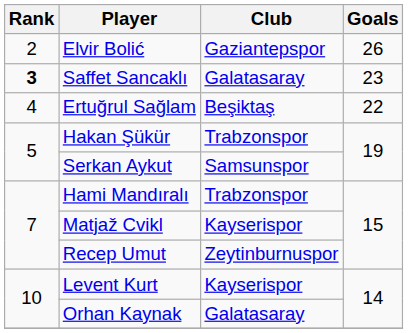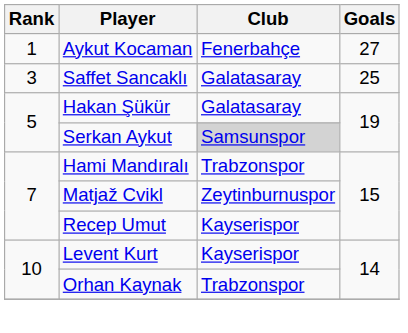+ row: (128, 48)
- row: (104, 48)
(32, 78) bold -> (32, 78) normal
(373, 78) 23 -> (369, 78) 25
- row: (129, 107)
(256, 136) Trabzonspor -> (251, 107) Galatasaray
(257, 166) no background -> (253, 136) lightgrey background
(253, 225) Kayserispor -> (268, 195) Zeytinburnuspor
(271, 254) Zeytinburnuspor -> (250, 225) Kayserispor
(254, 313) Galatasaray -> (253, 284) Trabzonspor
